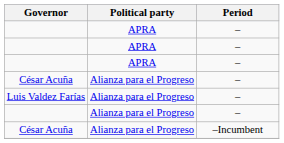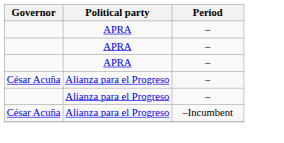- row: (46, 96)
